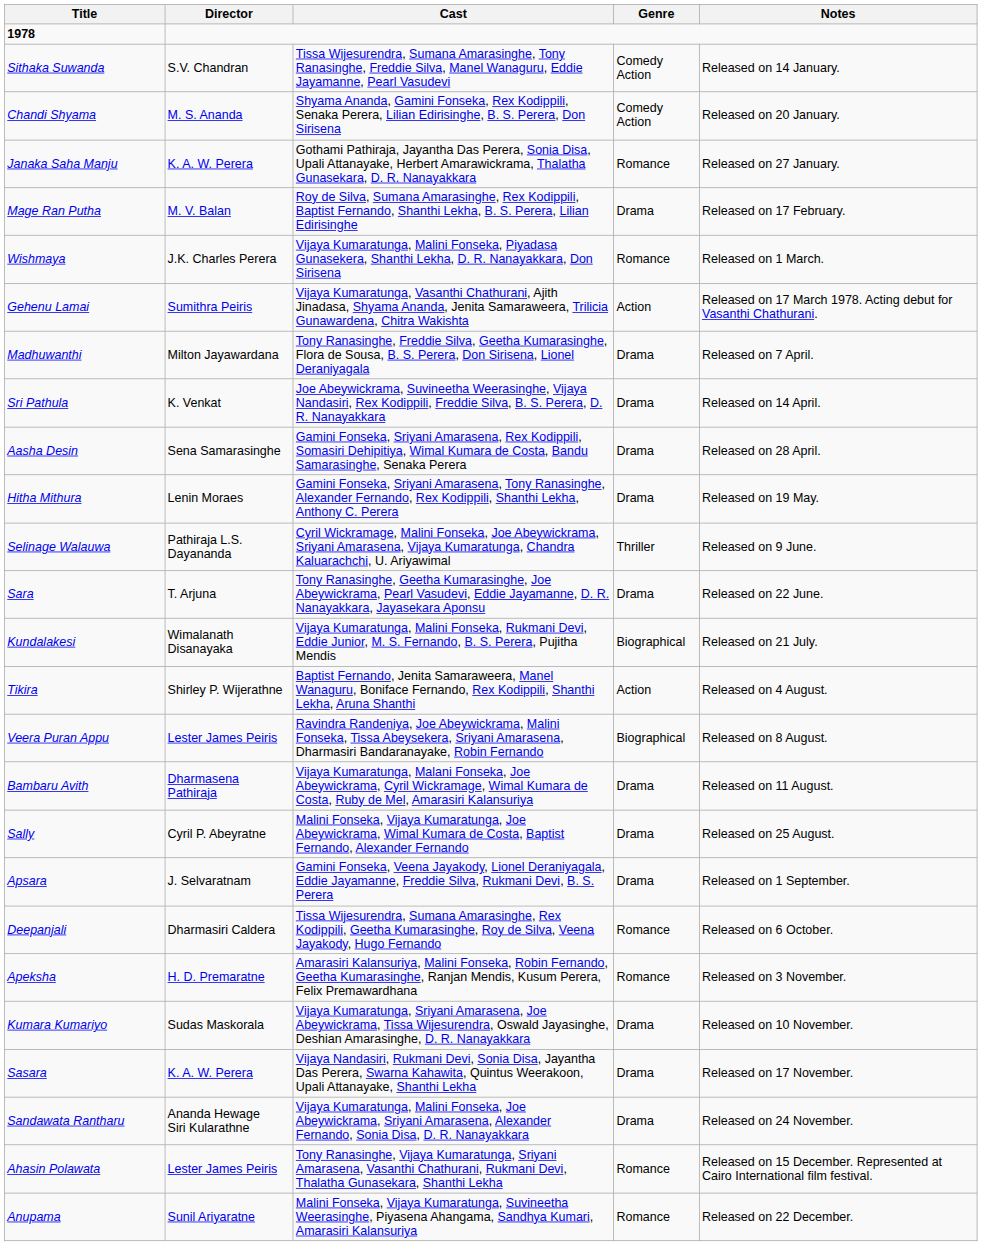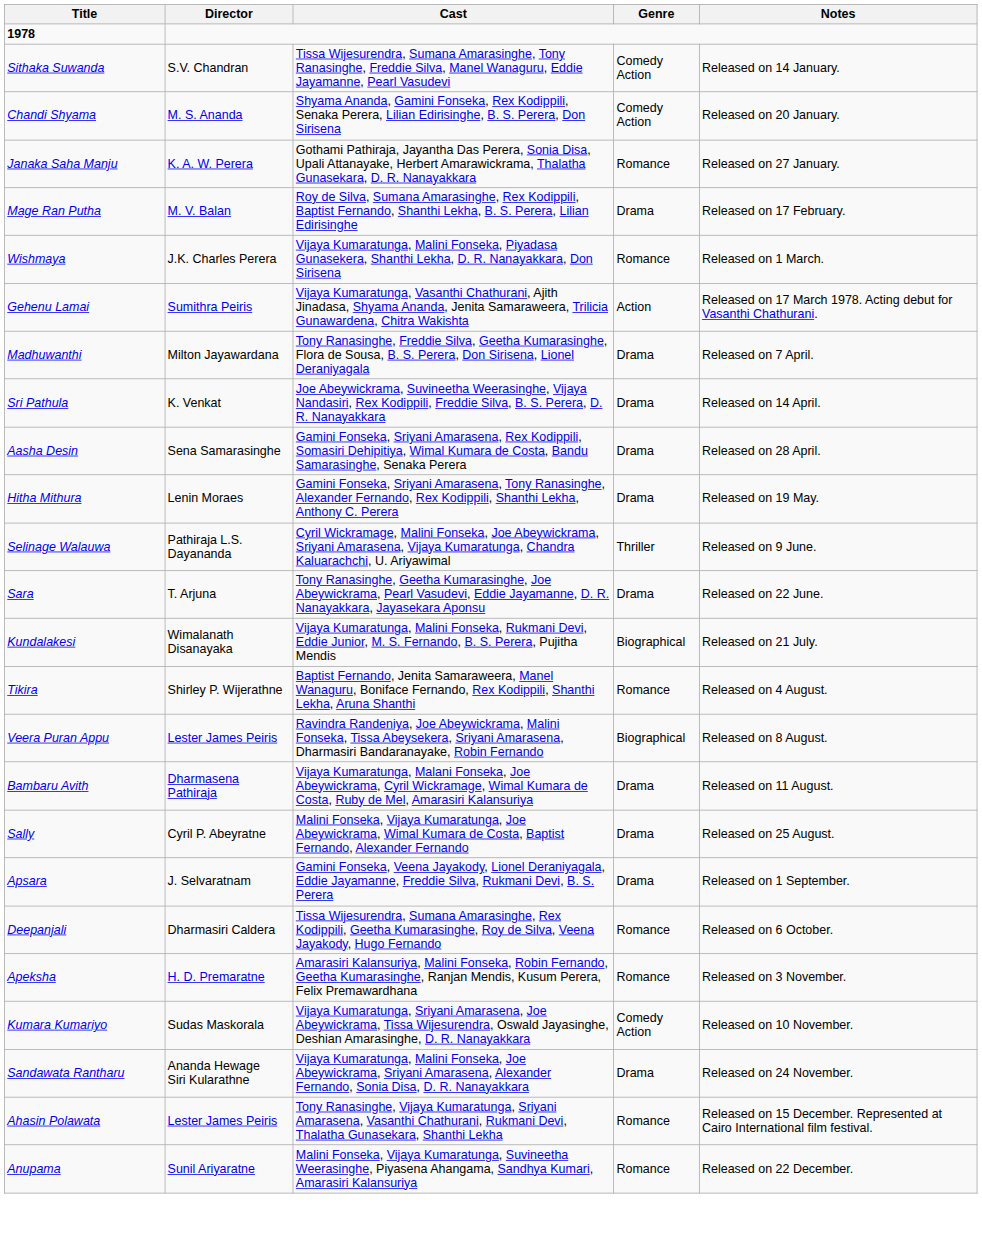(634, 690) Action -> (643, 690) Romance
(635, 1025) Drama -> (640, 1025) Comedy Action
- row: (27, 1073)
